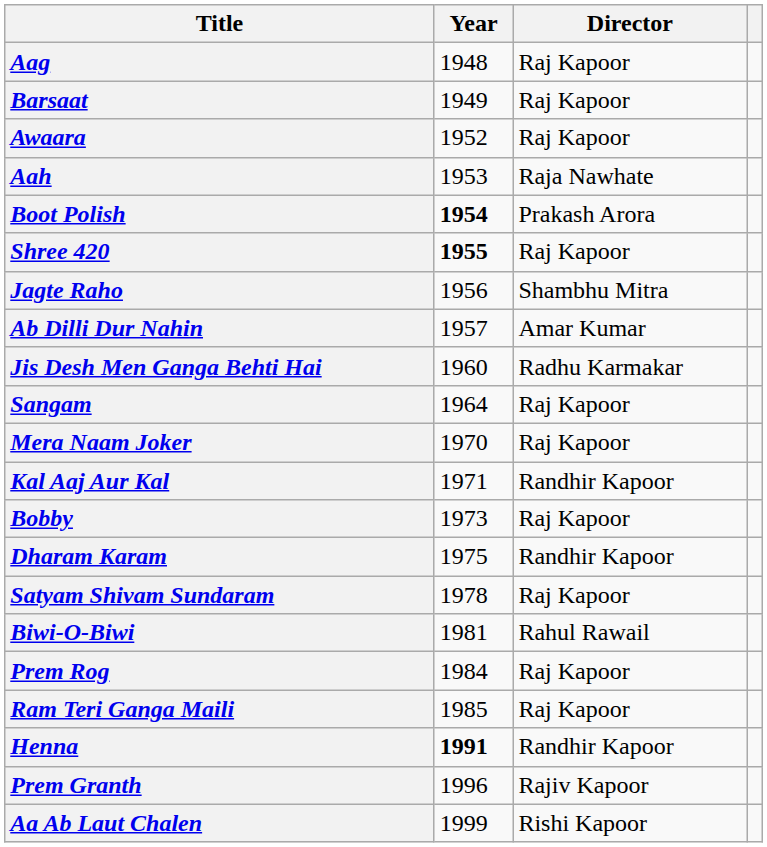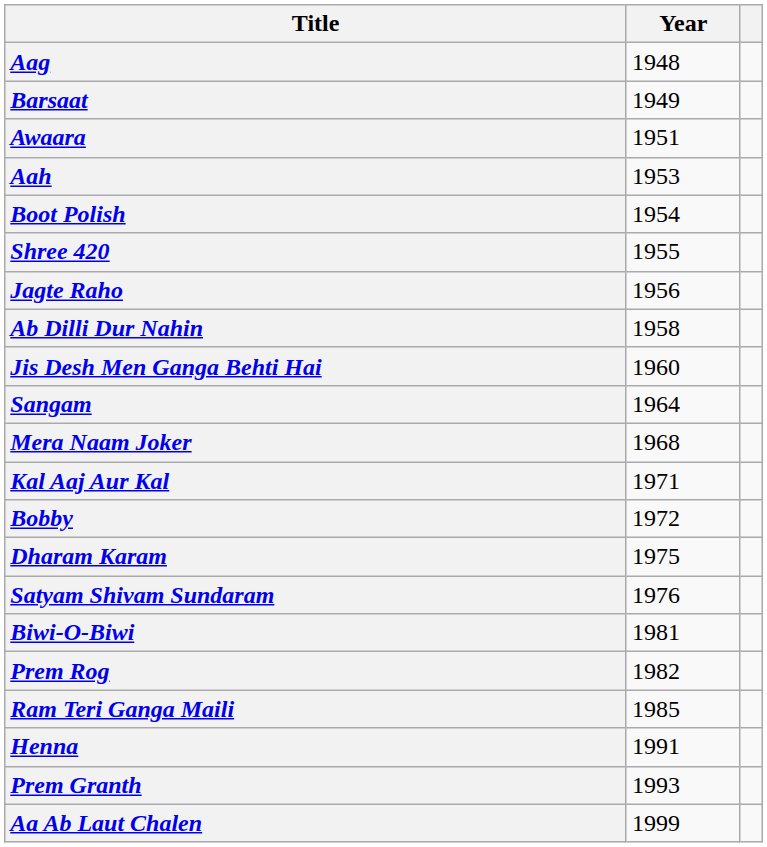- column: (630, 23)
(464, 137) 1952 -> (656, 137) 1951
(464, 213) bold -> (656, 213) normal
(464, 251) bold -> (656, 251) normal
(464, 328) 1957 -> (656, 328) 1958
(464, 442) 1970 -> (656, 442) 1968
(464, 518) 1973 -> (656, 518) 1972
(464, 594) 1978 -> (656, 594) 1976
(464, 670) 1984 -> (656, 670) 1982
(464, 746) bold -> (656, 746) normal
(464, 784) 1996 -> (656, 784) 1993
